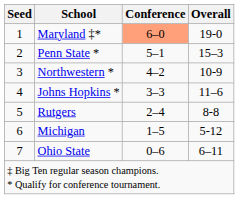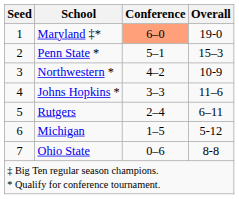(211, 111) 8-8 -> (211, 111) 6–11
(211, 151) 6–11 -> (211, 151) 8-8
